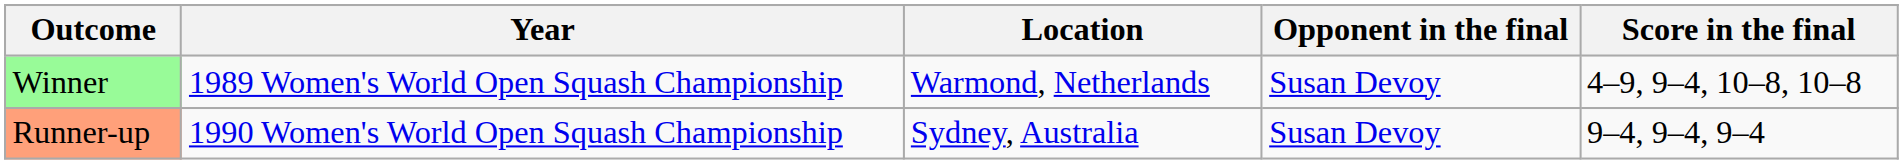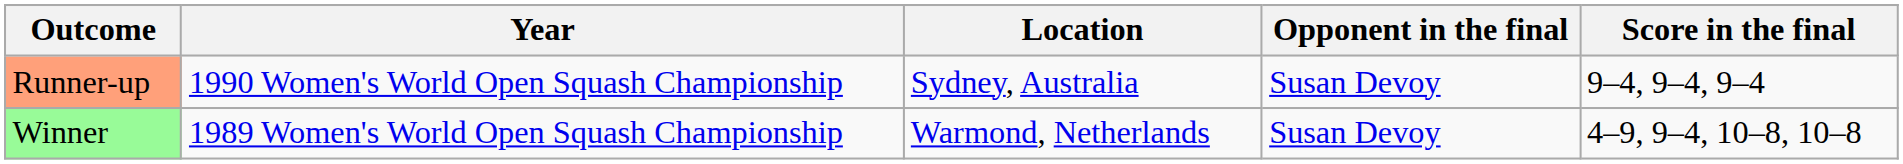rows swapped: (60, 81) <-> (81, 132)
